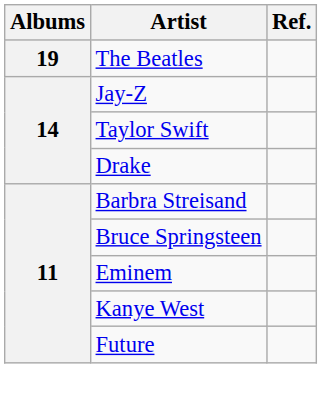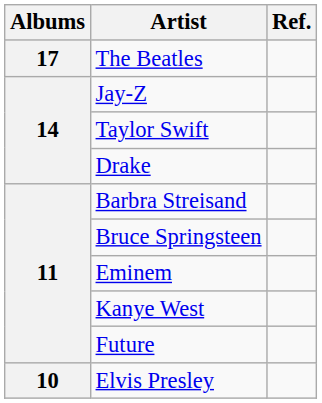(48, 58) 19 -> (48, 58) 17
+ row: (155, 380)
